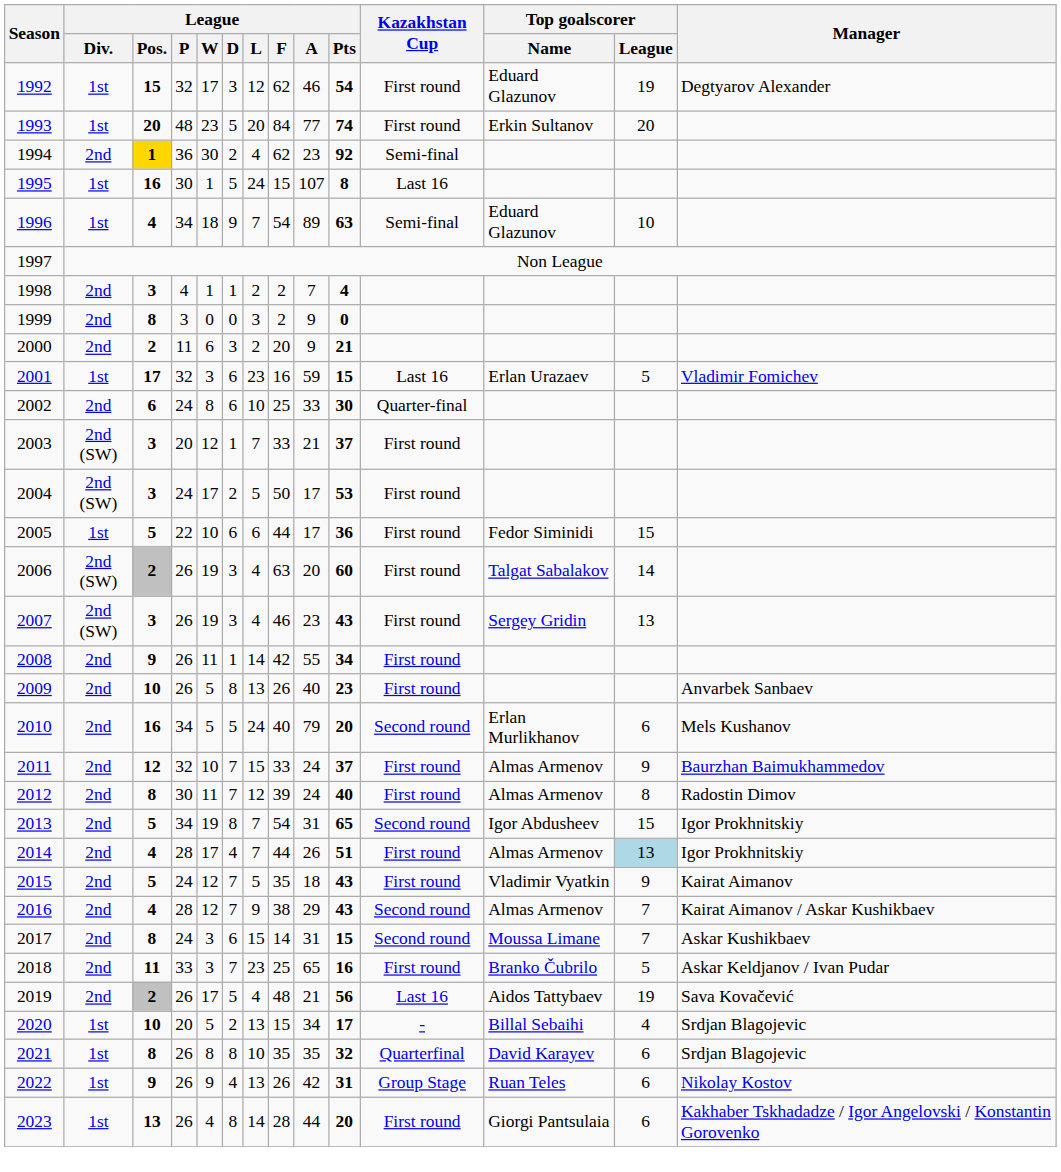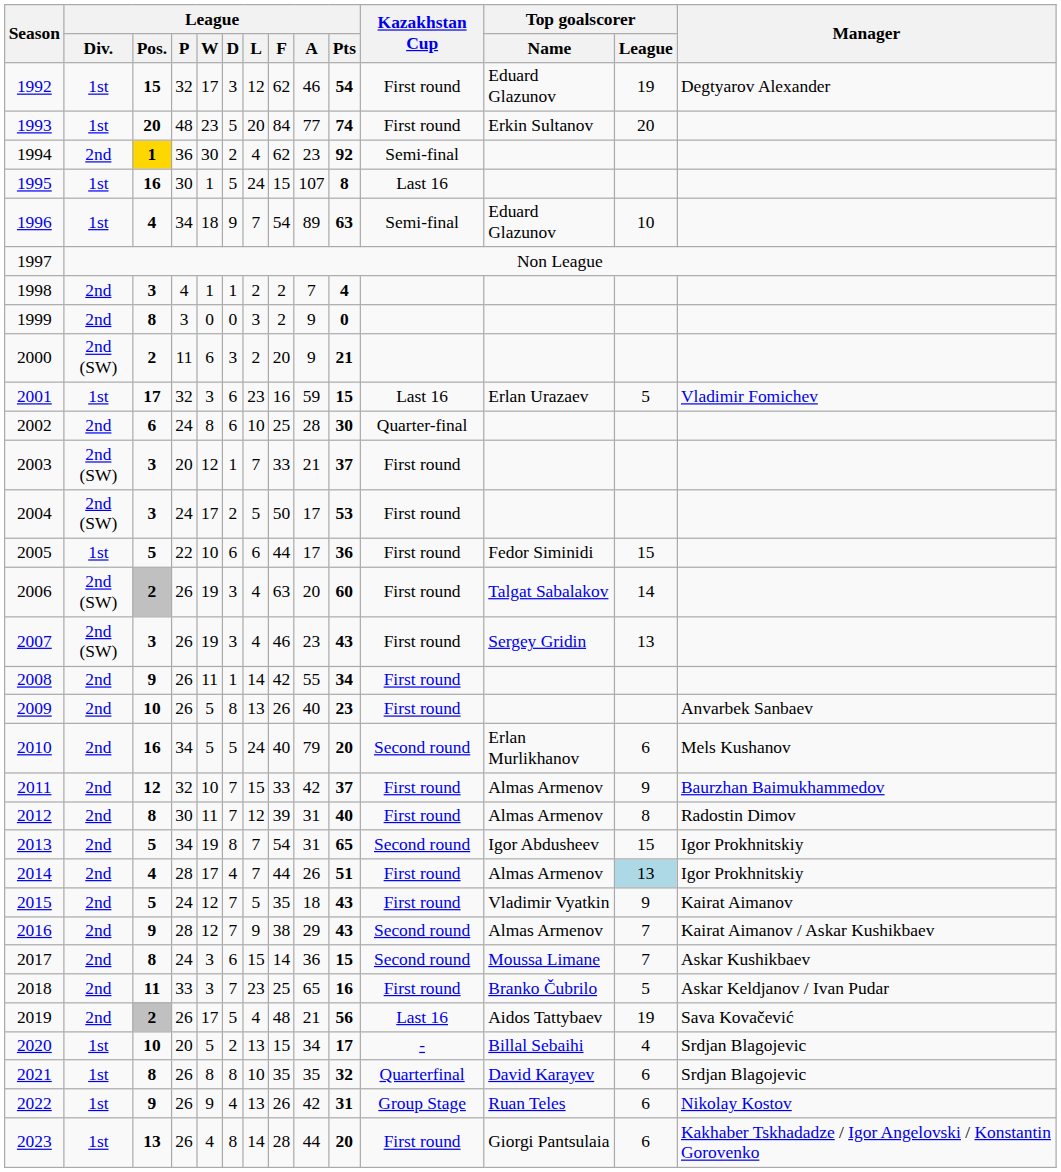(98, 347) 2nd -> (98, 358) 2nd (SW)
(311, 405) 33 -> (311, 425) 28
(311, 766) 24 -> (311, 787) 42
(311, 795) 24 -> (311, 816) 31
(152, 910) 4 -> (152, 930) 9
(311, 939) 31 -> (311, 959) 36
